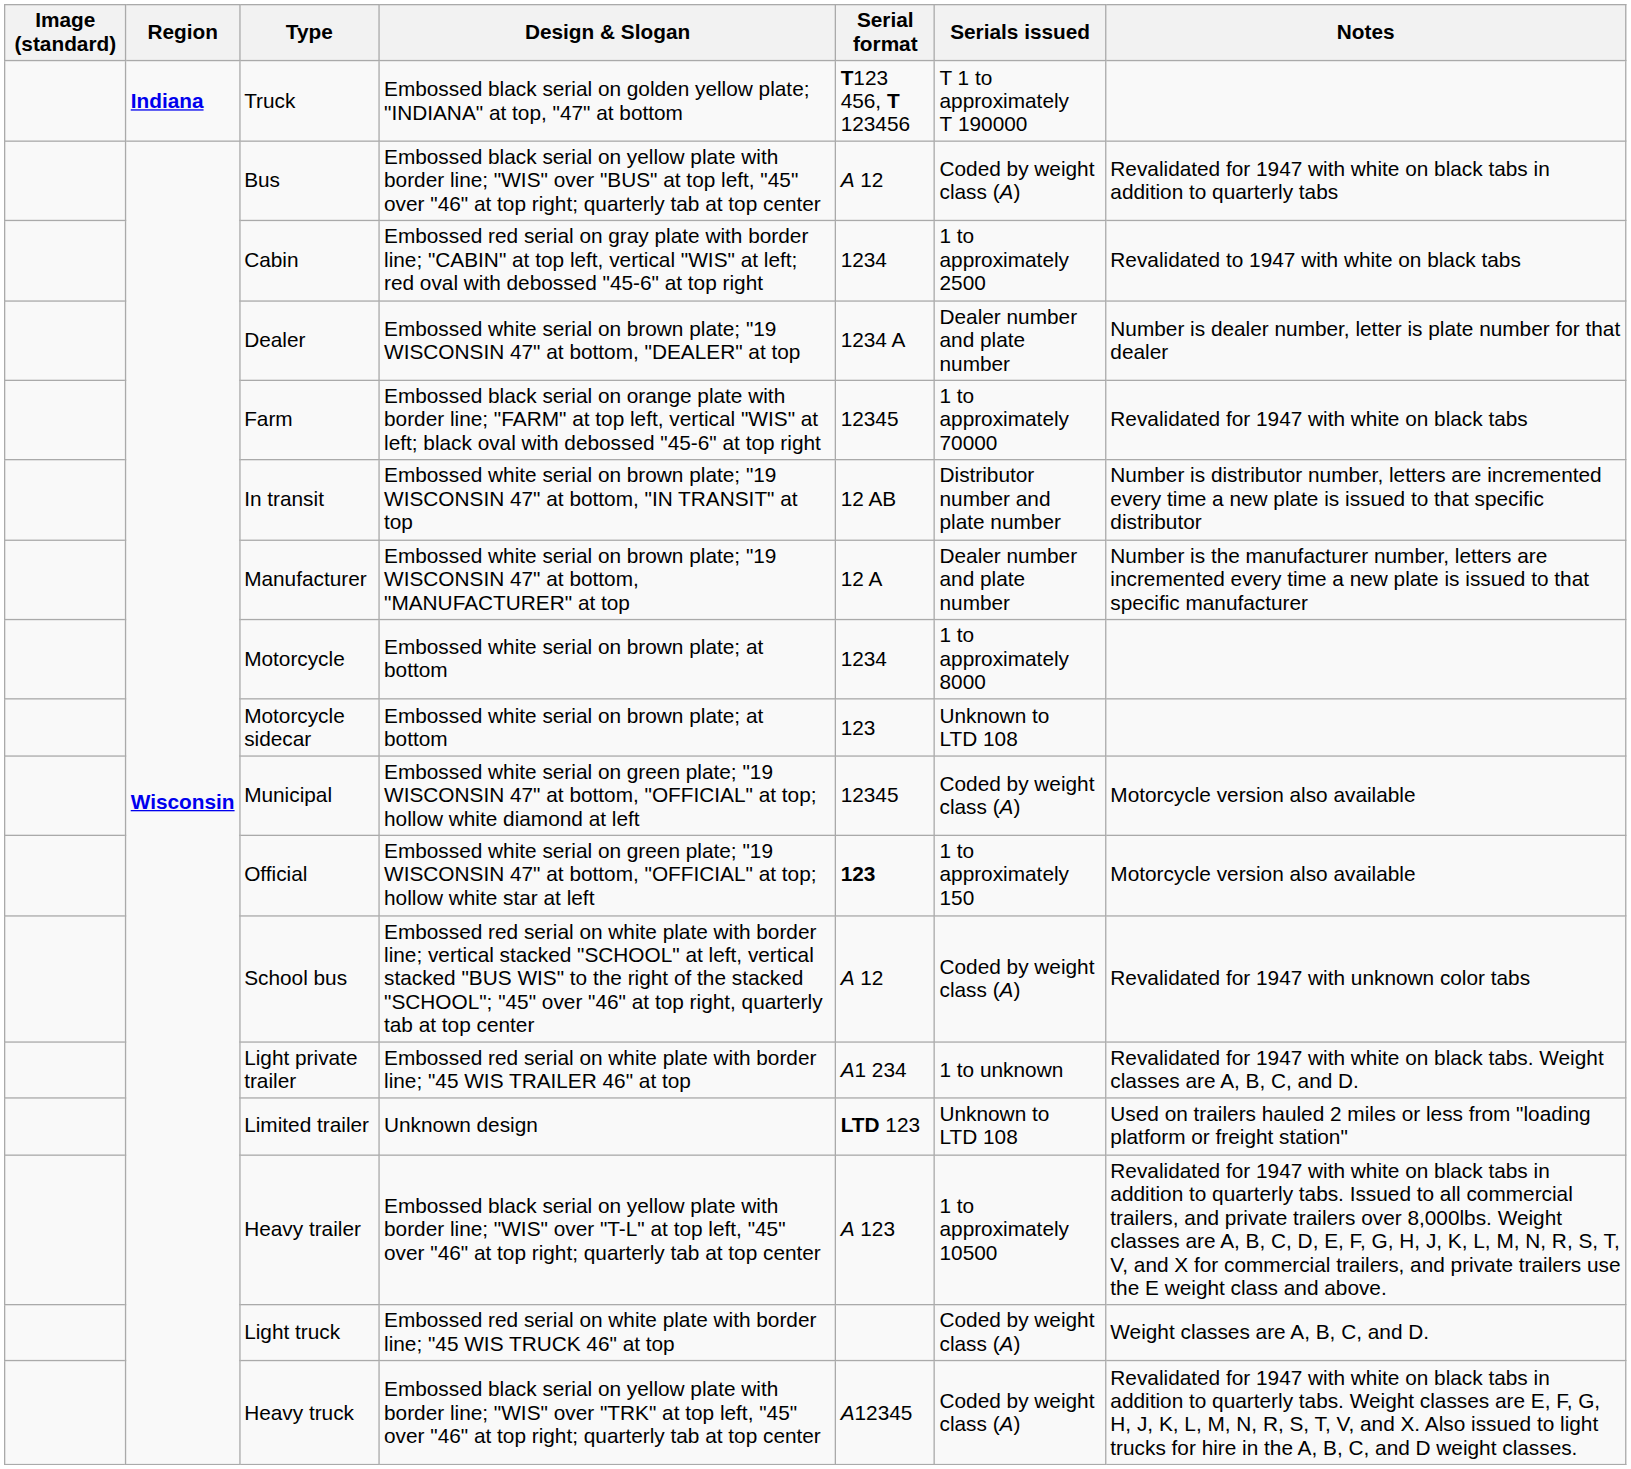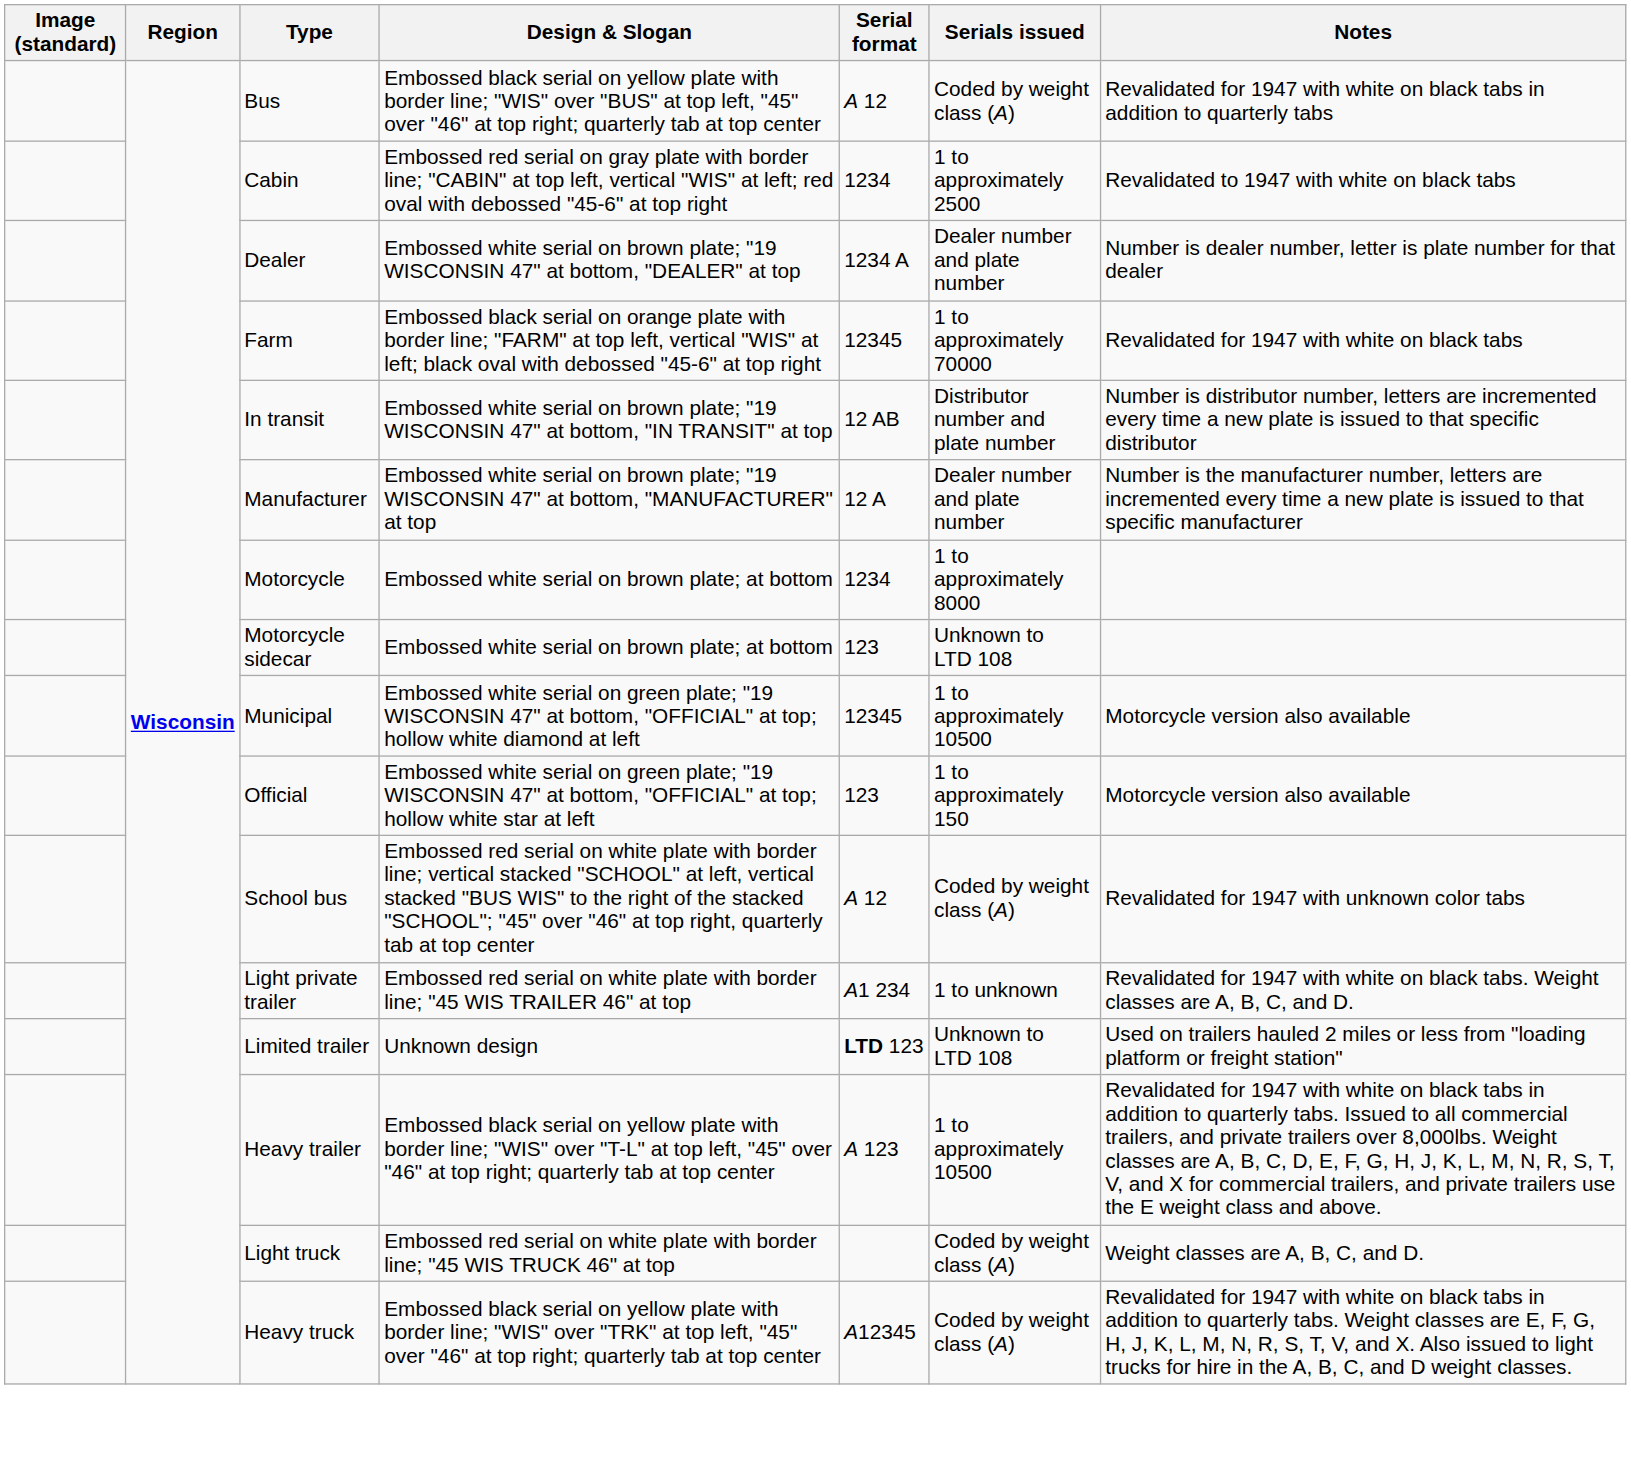- row: (270, 100)
(1017, 795) Coded by weight class (A) -> (999, 715) 1 to approximately 10500
(858, 875) bold -> (862, 795) normal
